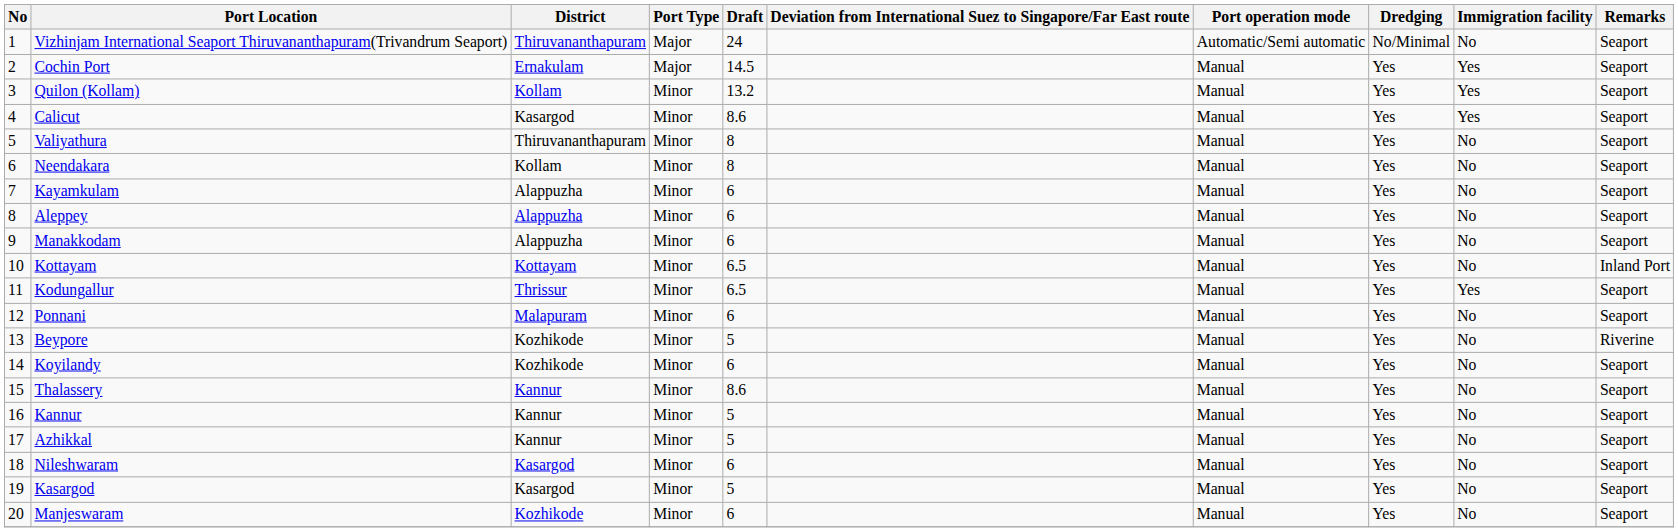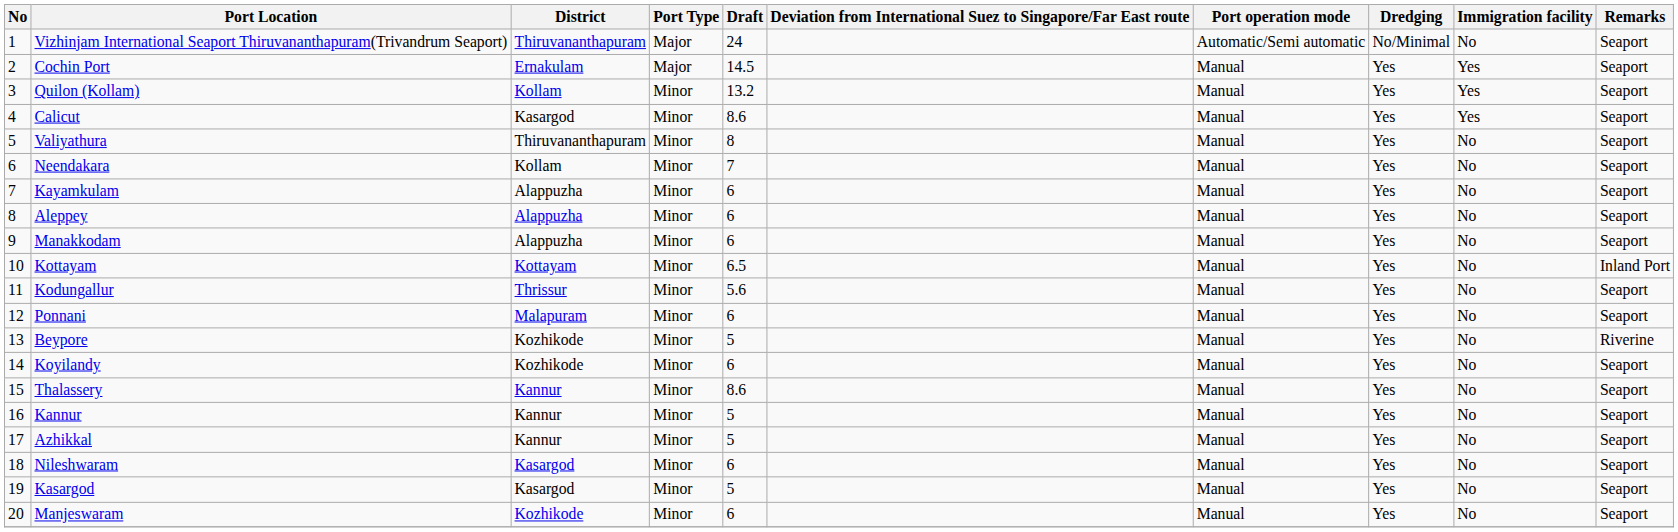(730, 166) 8 -> (730, 166) 7
(736, 290) 6.5 -> (736, 290) 5.6
(1469, 290) Yes -> (1467, 290) No
